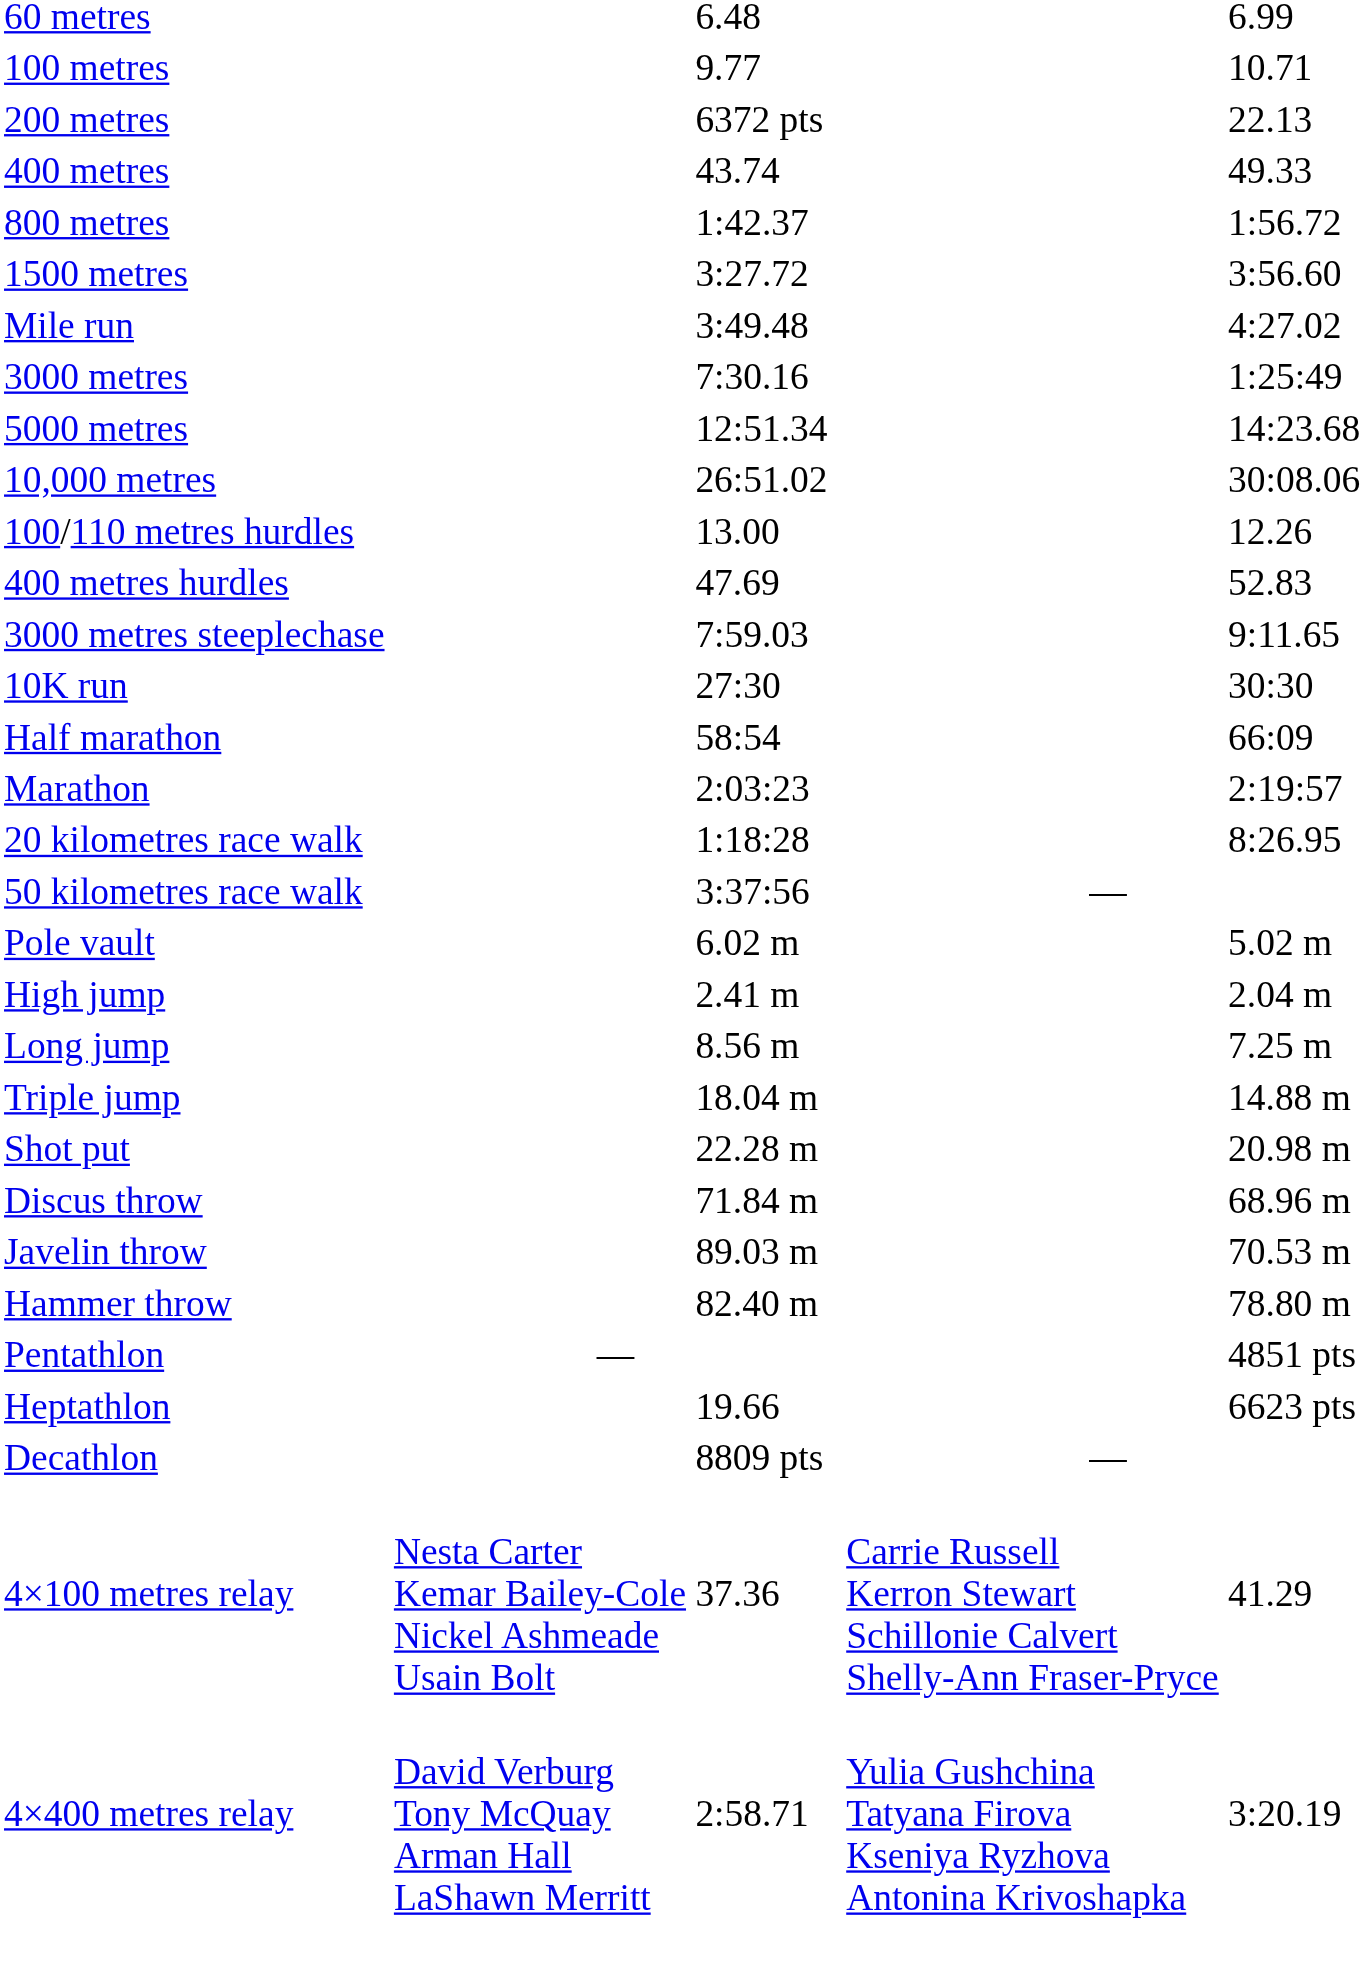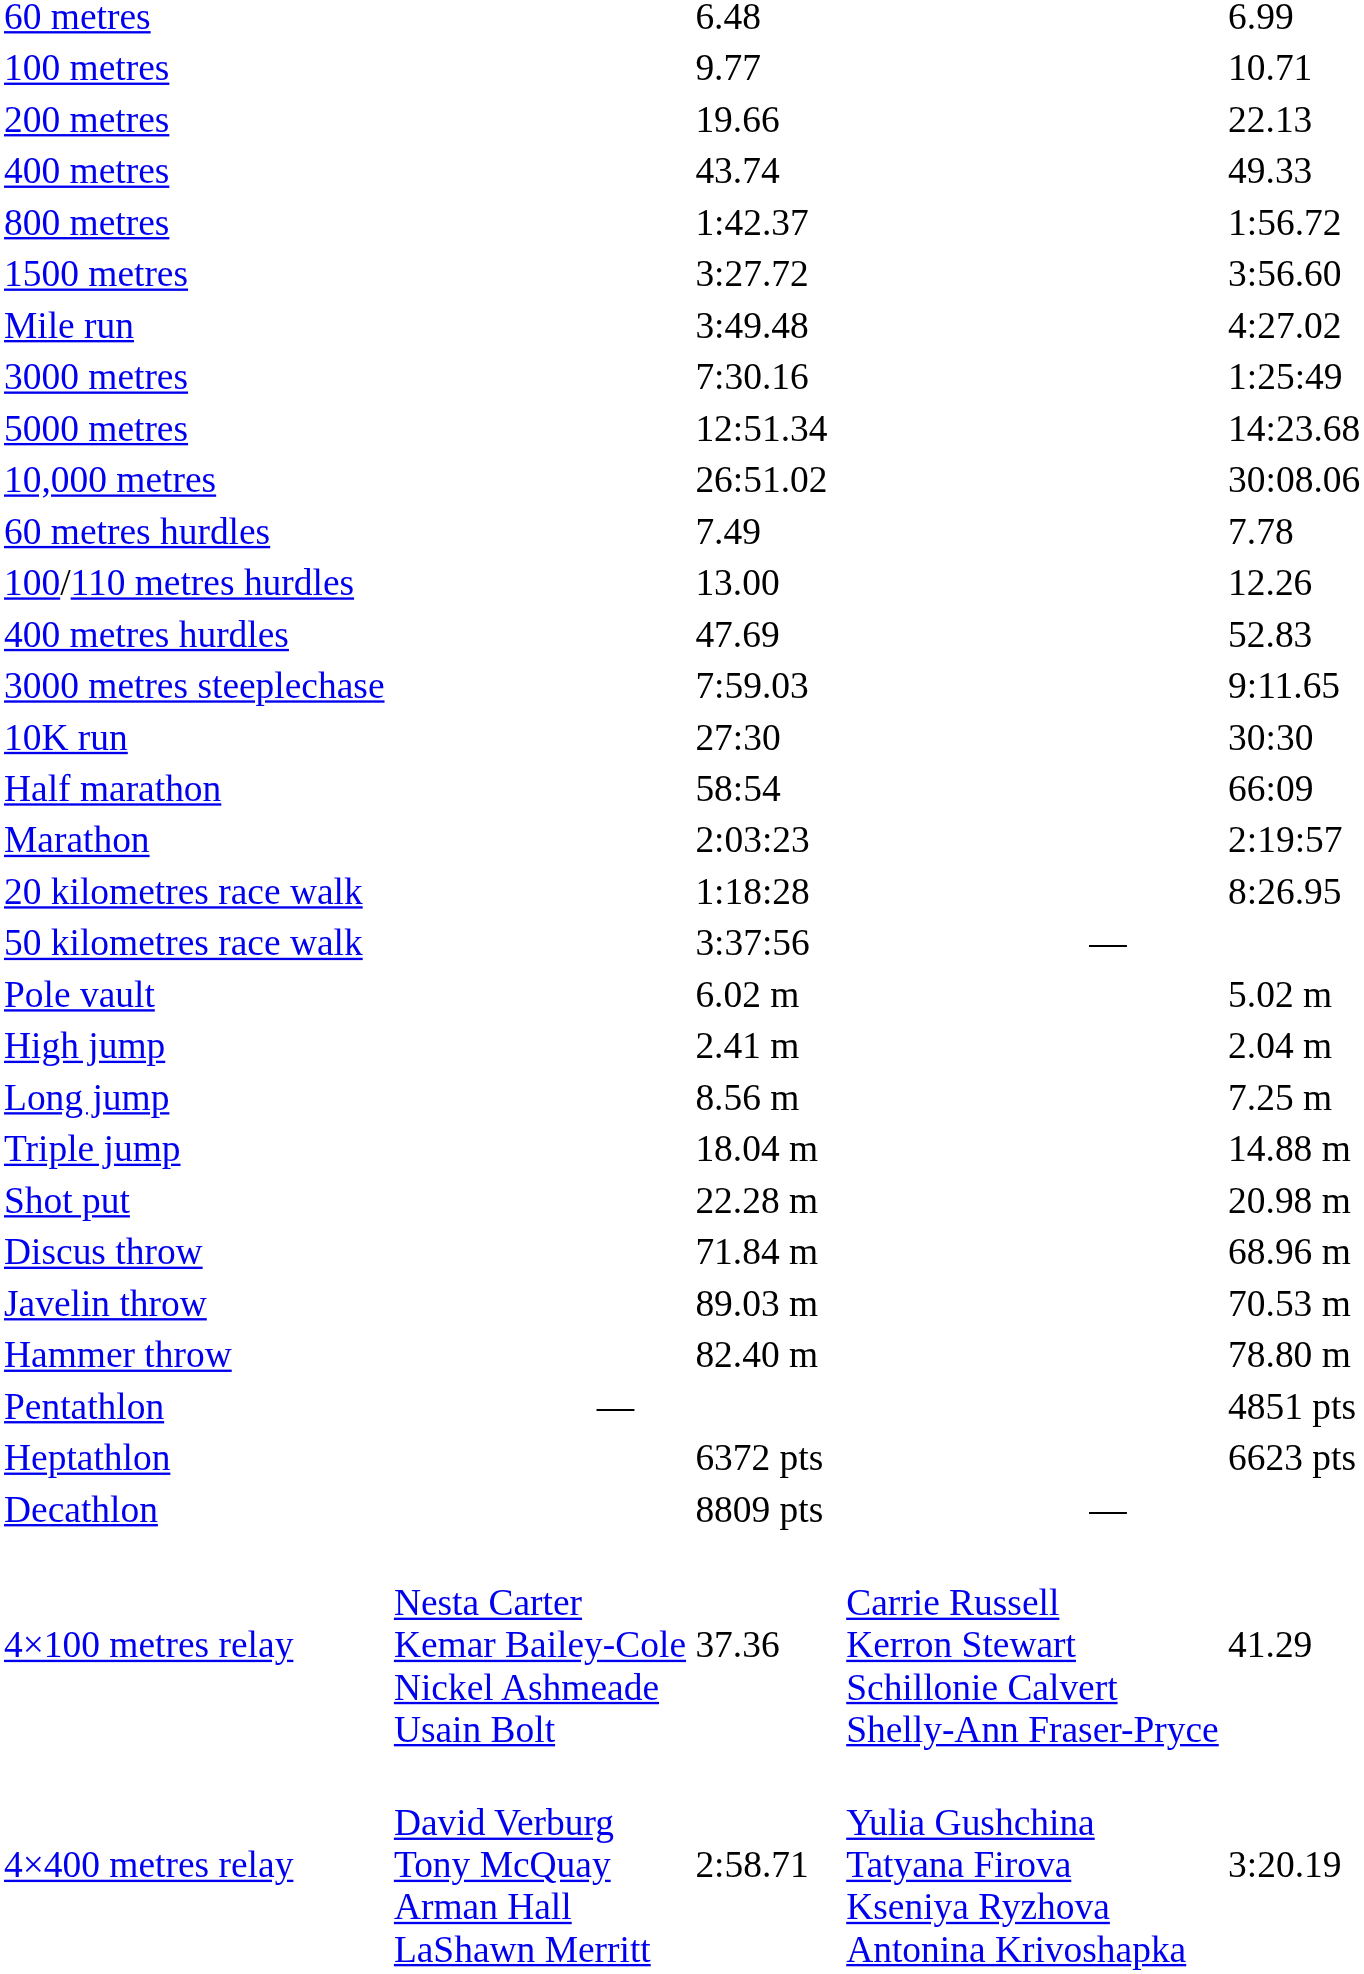(759, 119) 6372 pts -> (738, 119) 19.66
+ row: (137, 531)
(738, 1406) 19.66 -> (759, 1457) 6372 pts
